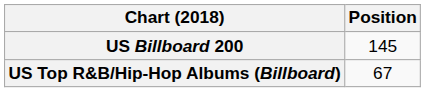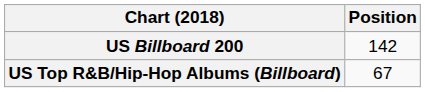(383, 45) 145 -> (383, 45) 142
